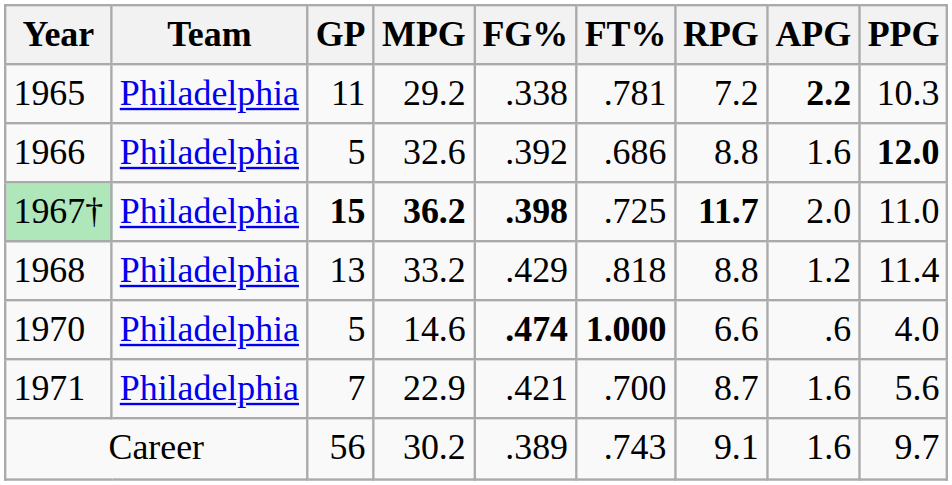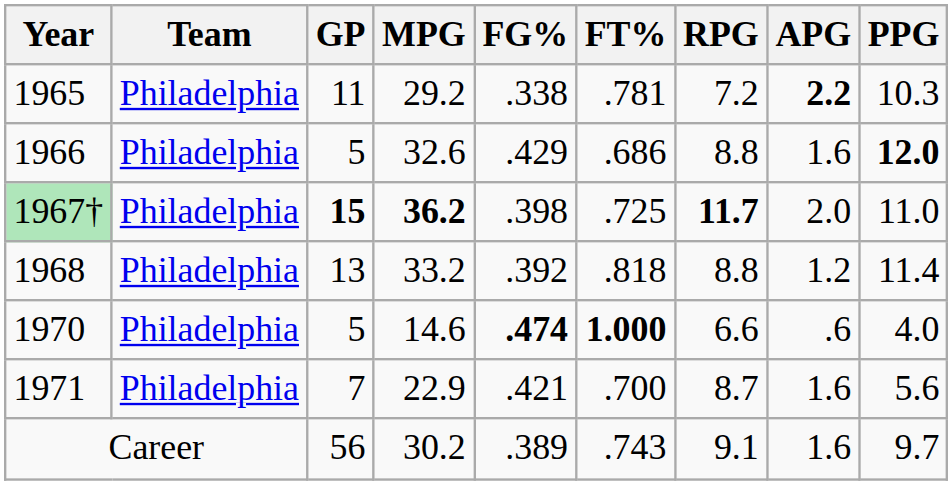(537, 152) .392 -> (537, 152) .429
(537, 211) bold -> (537, 211) normal
(537, 270) .429 -> (537, 270) .392
